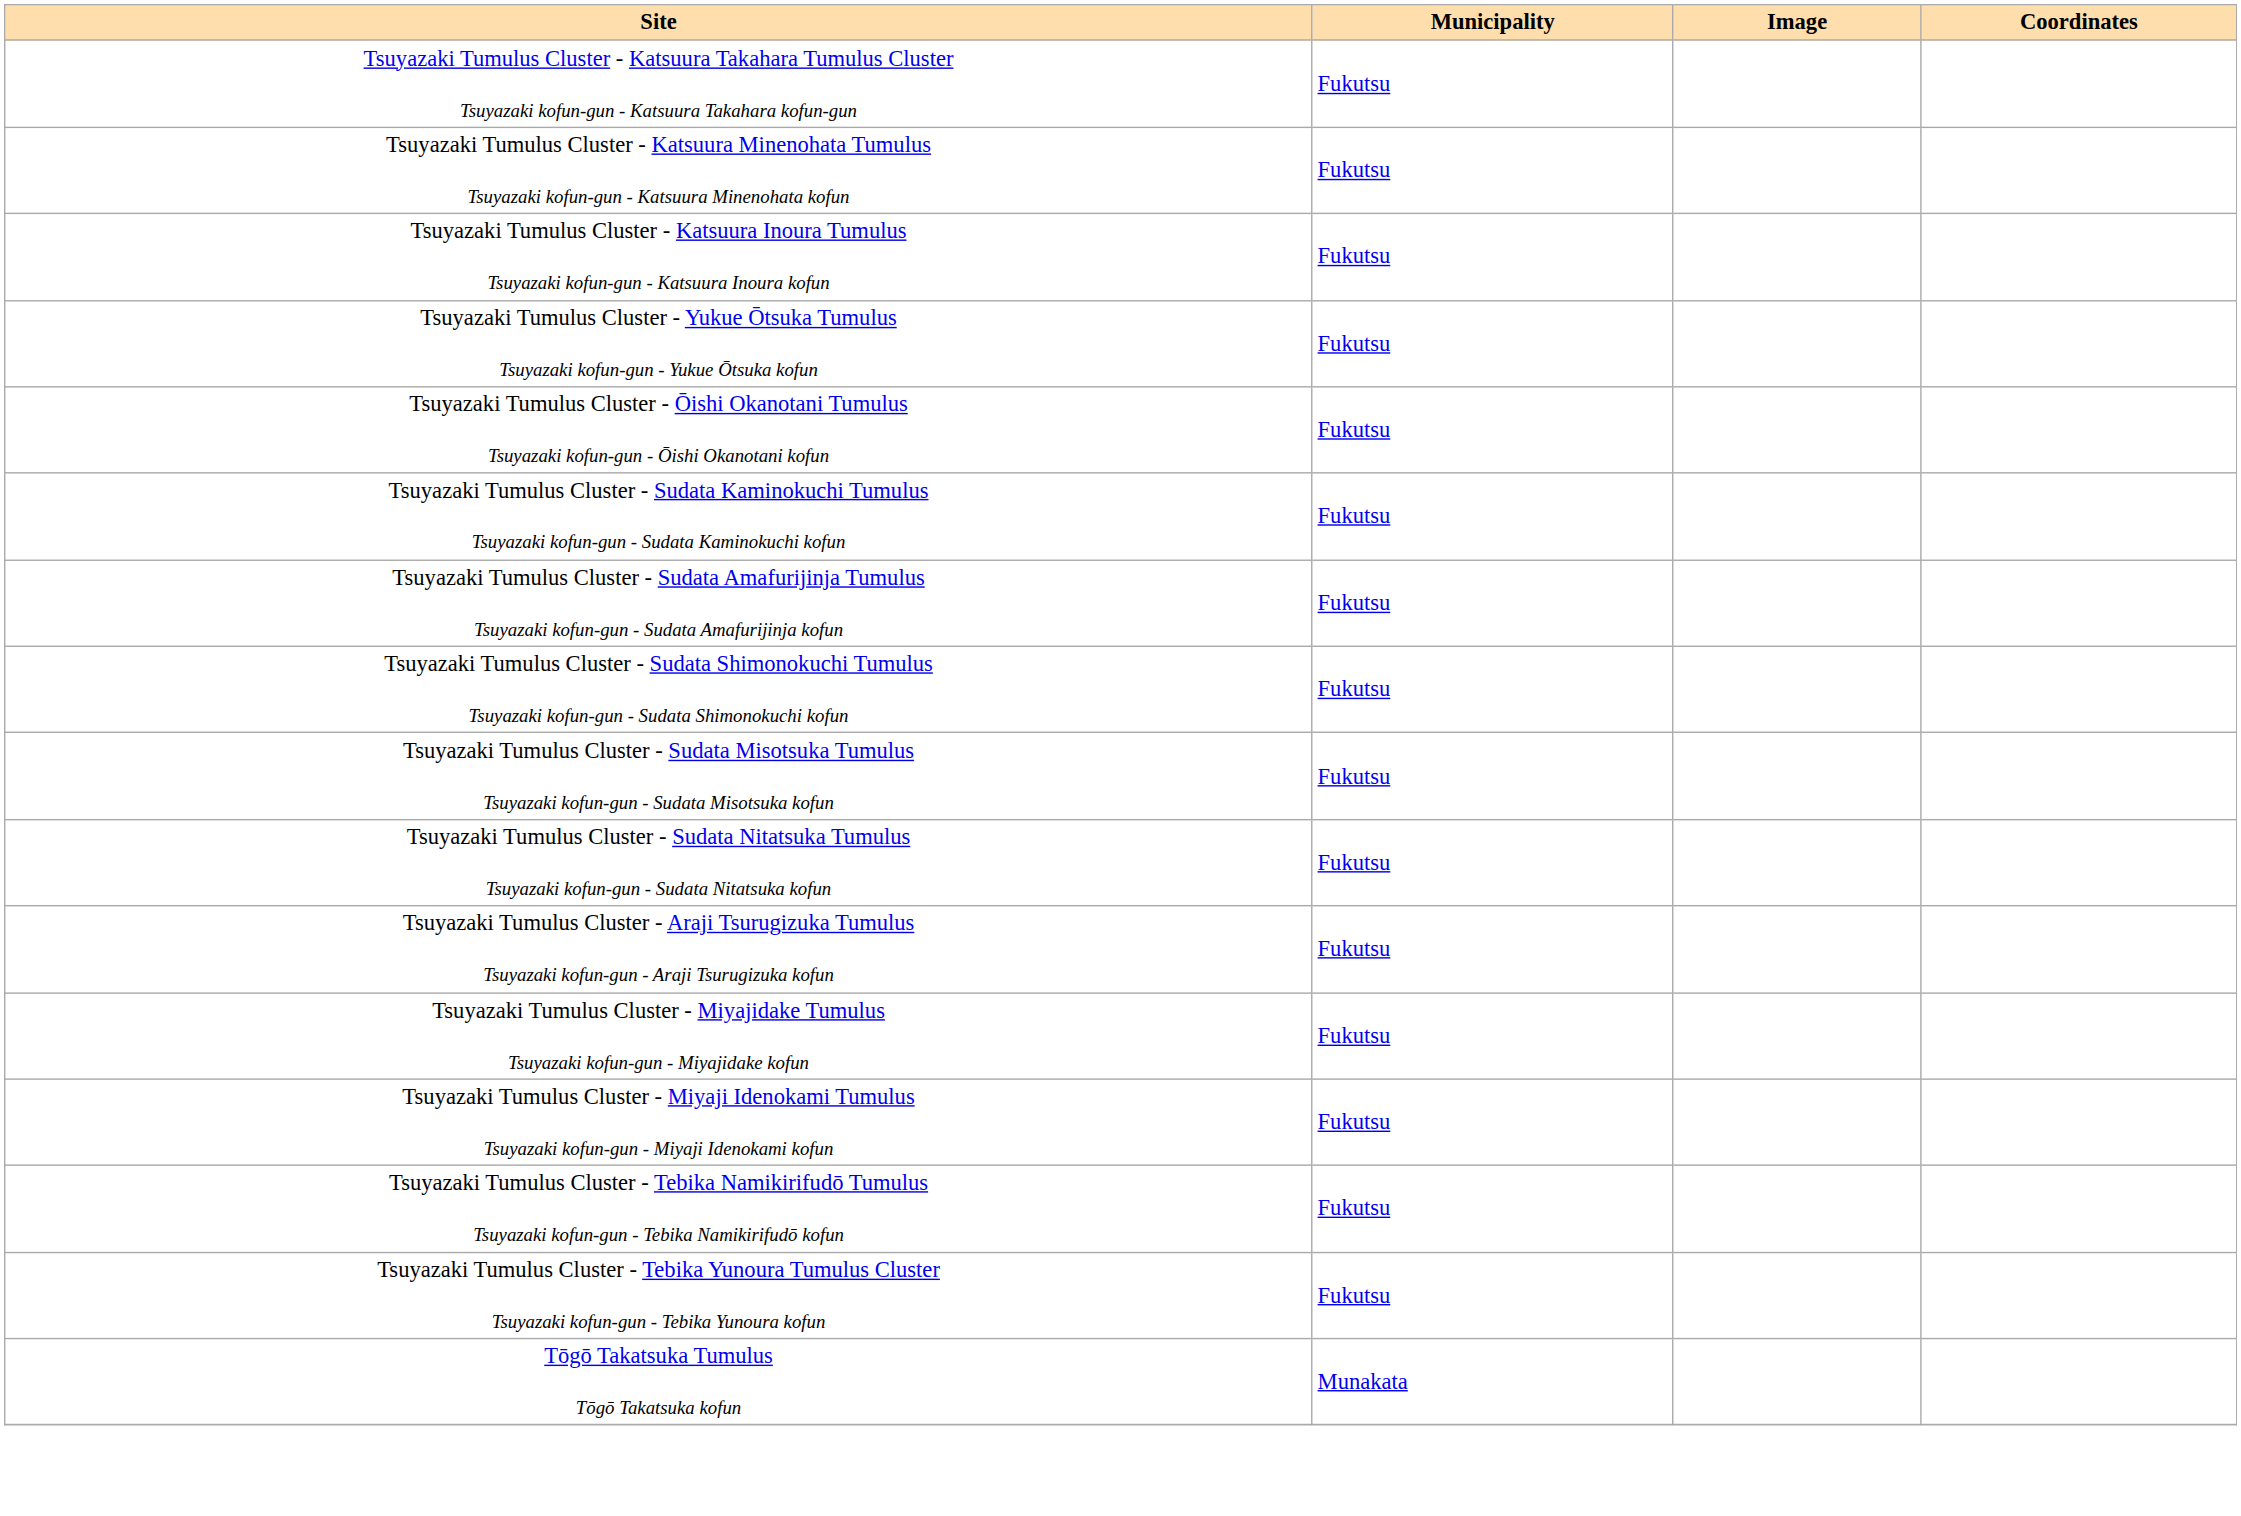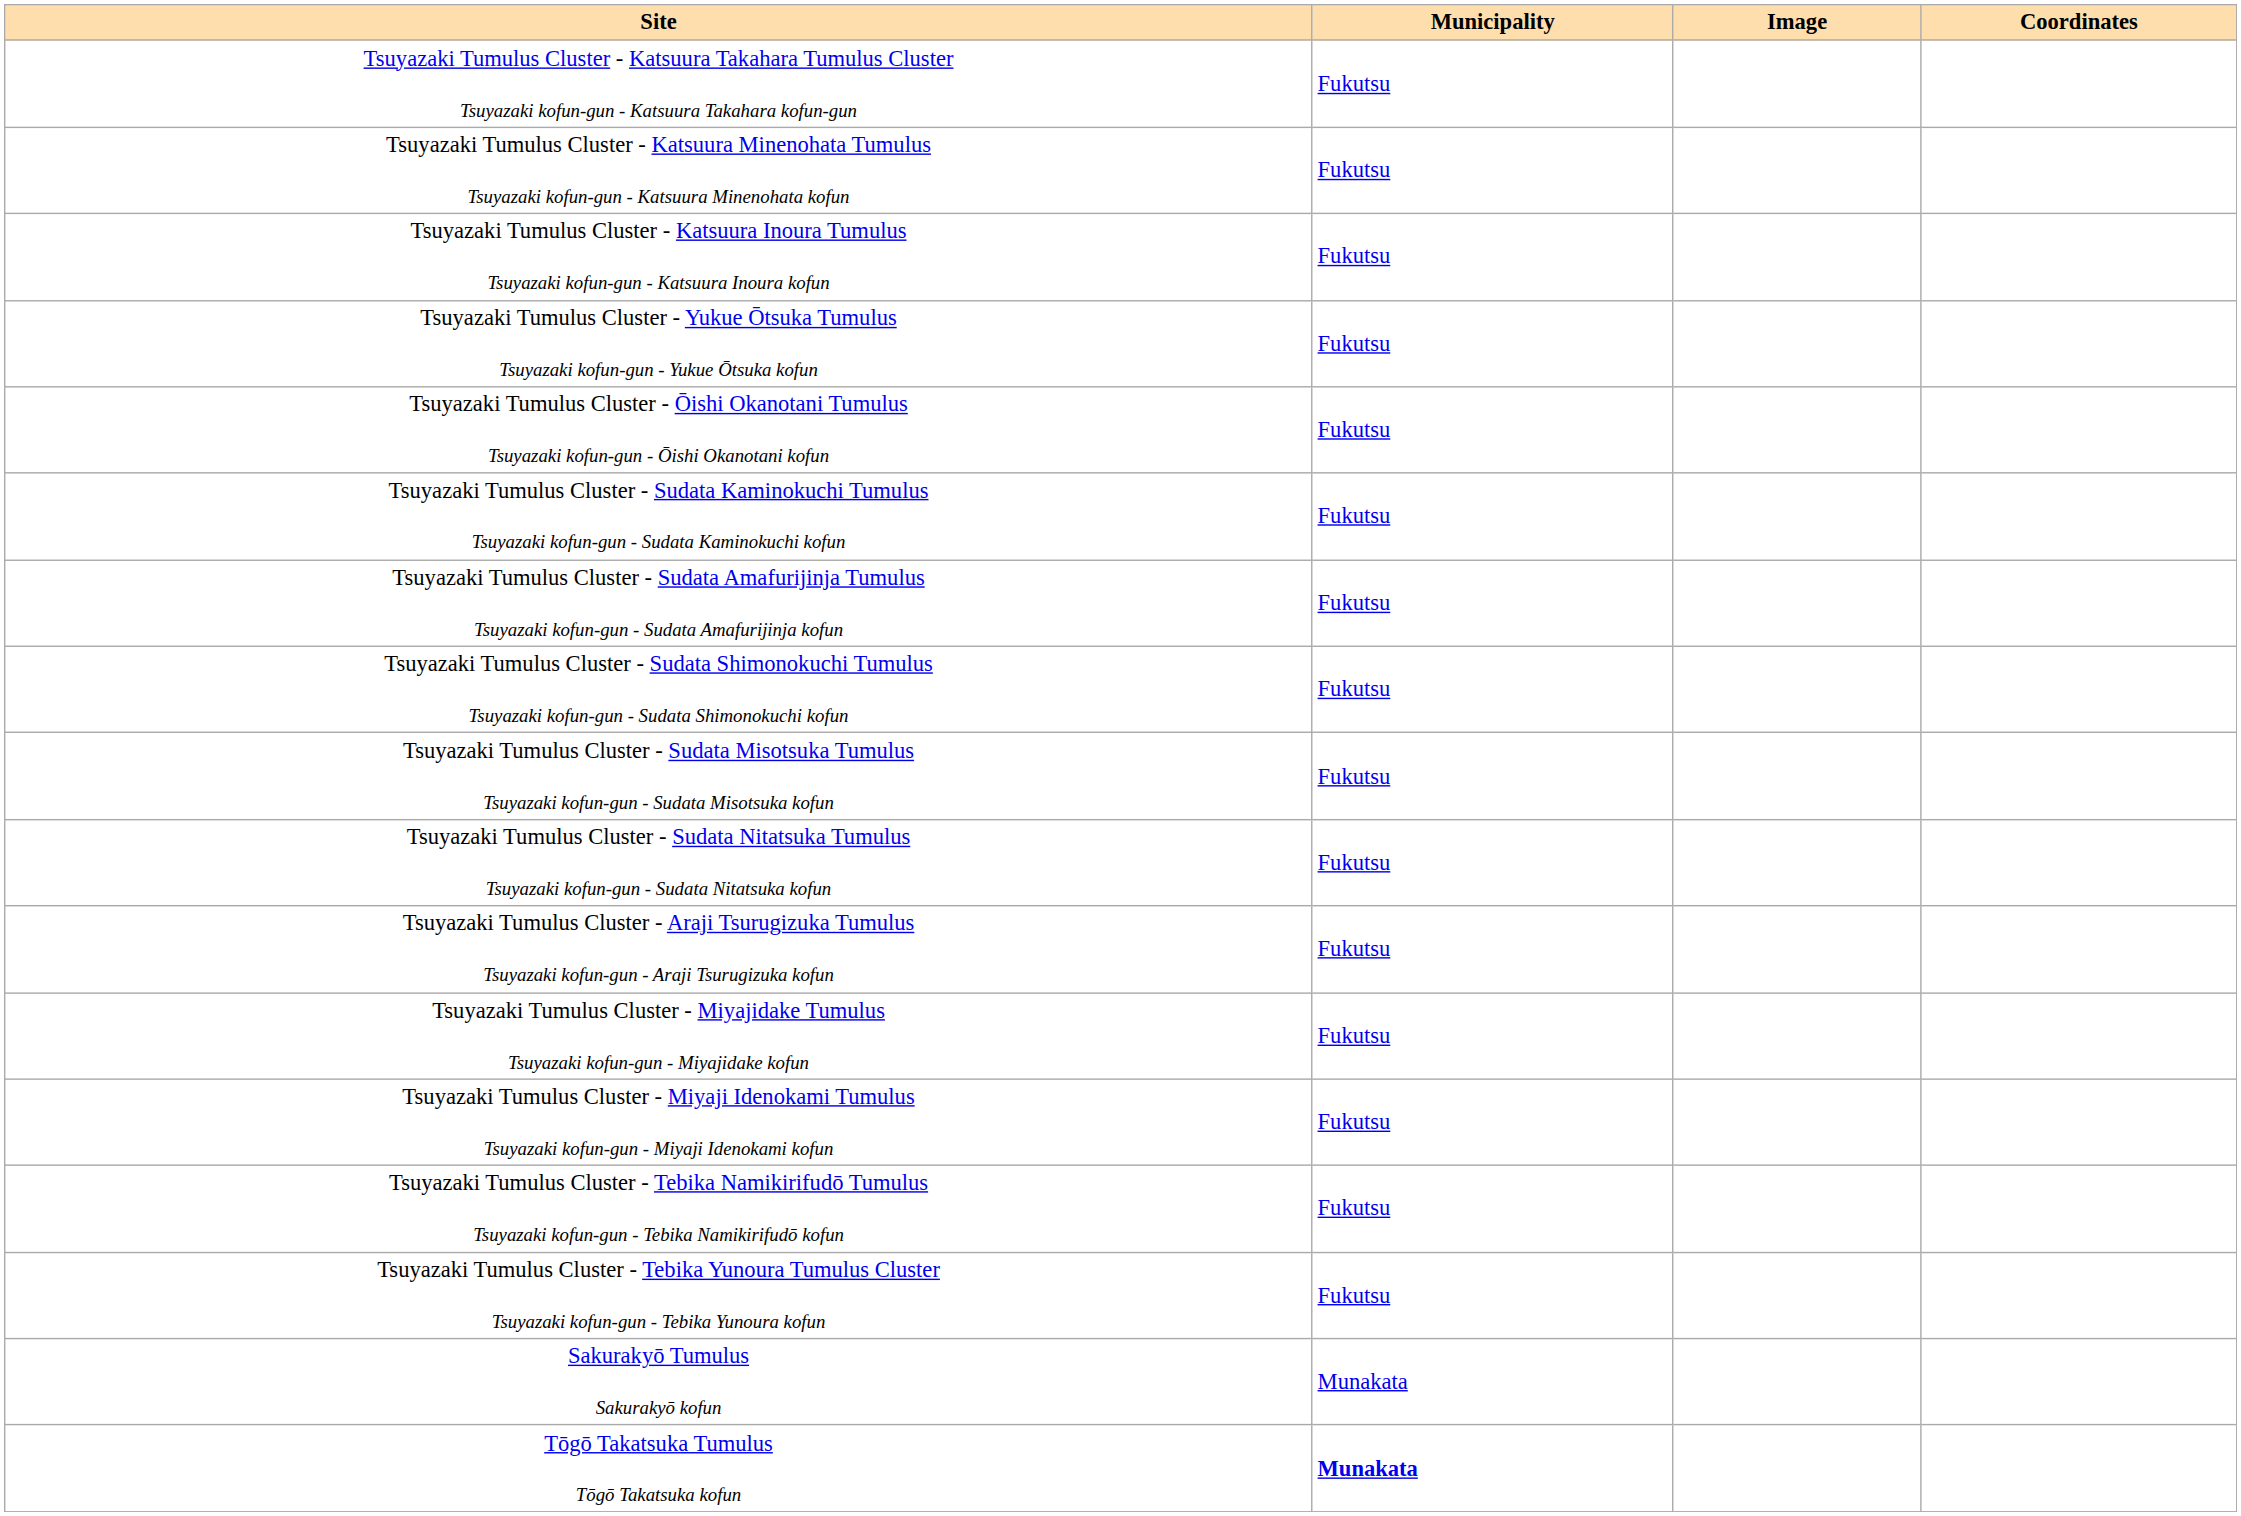+ row: (659, 1381)
(1363, 1381) normal -> (1368, 1468) bold
